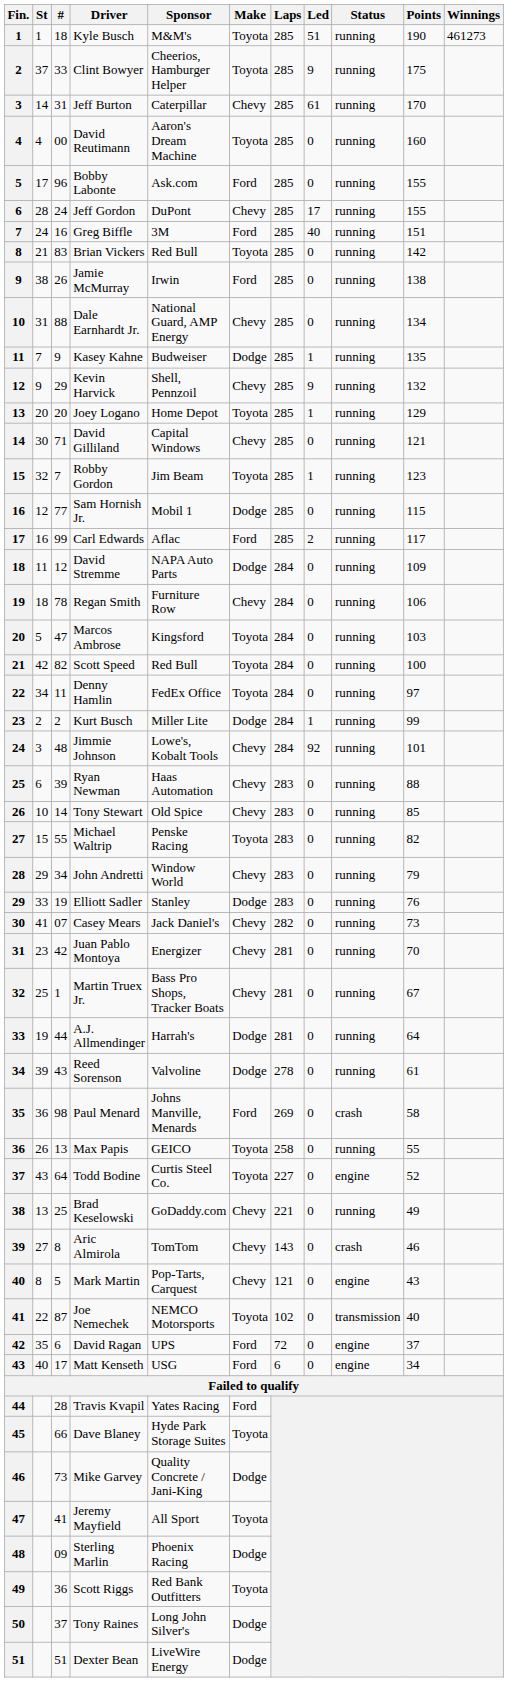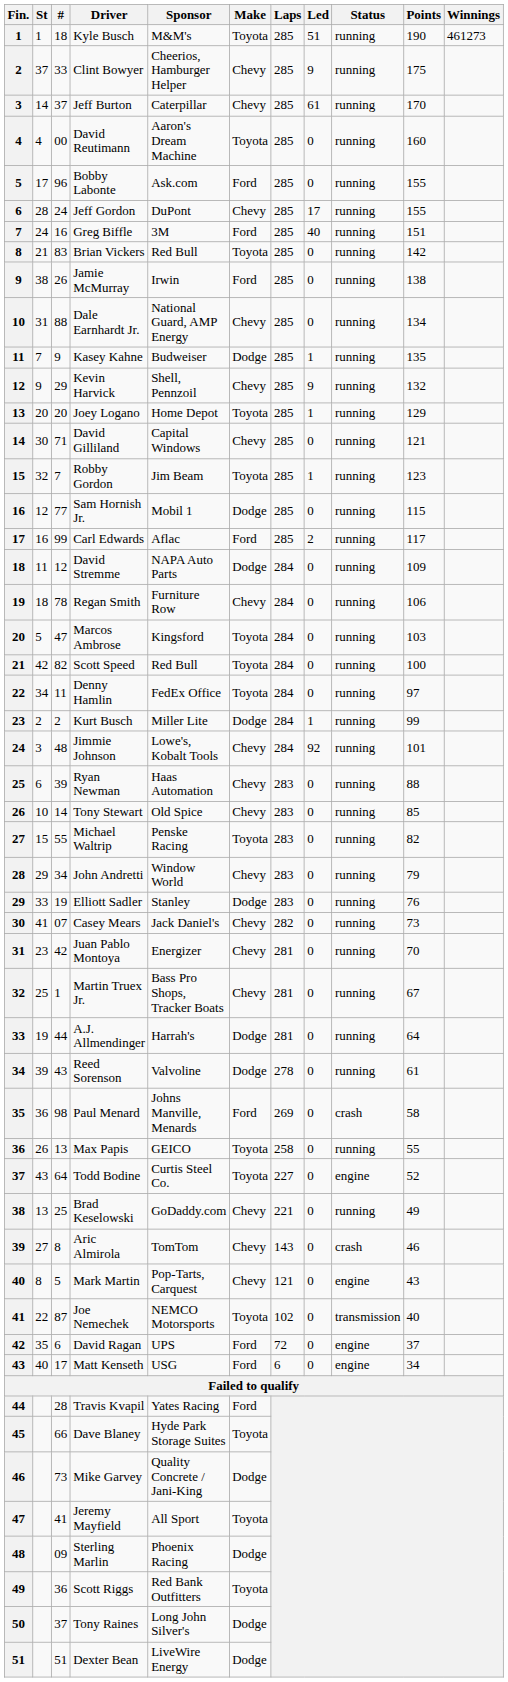(250, 70) Toyota -> (249, 70) Chevy
(61, 105) 31 -> (61, 105) 37
